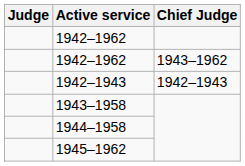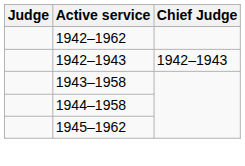- row: (91, 60)
